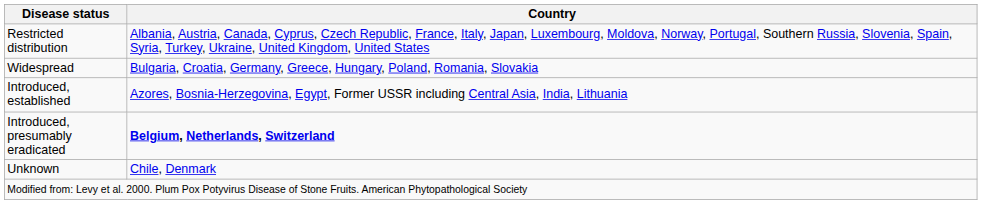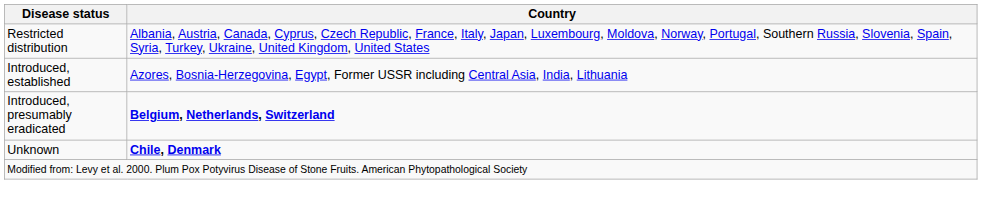- row: (41, 68)
(173, 169) normal -> (175, 149) bold
